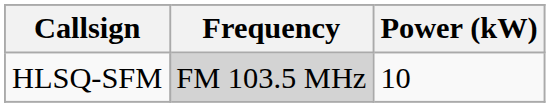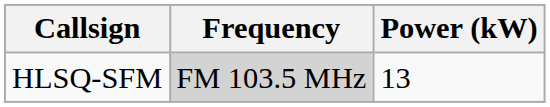(396, 76) 10 -> (396, 76) 13
